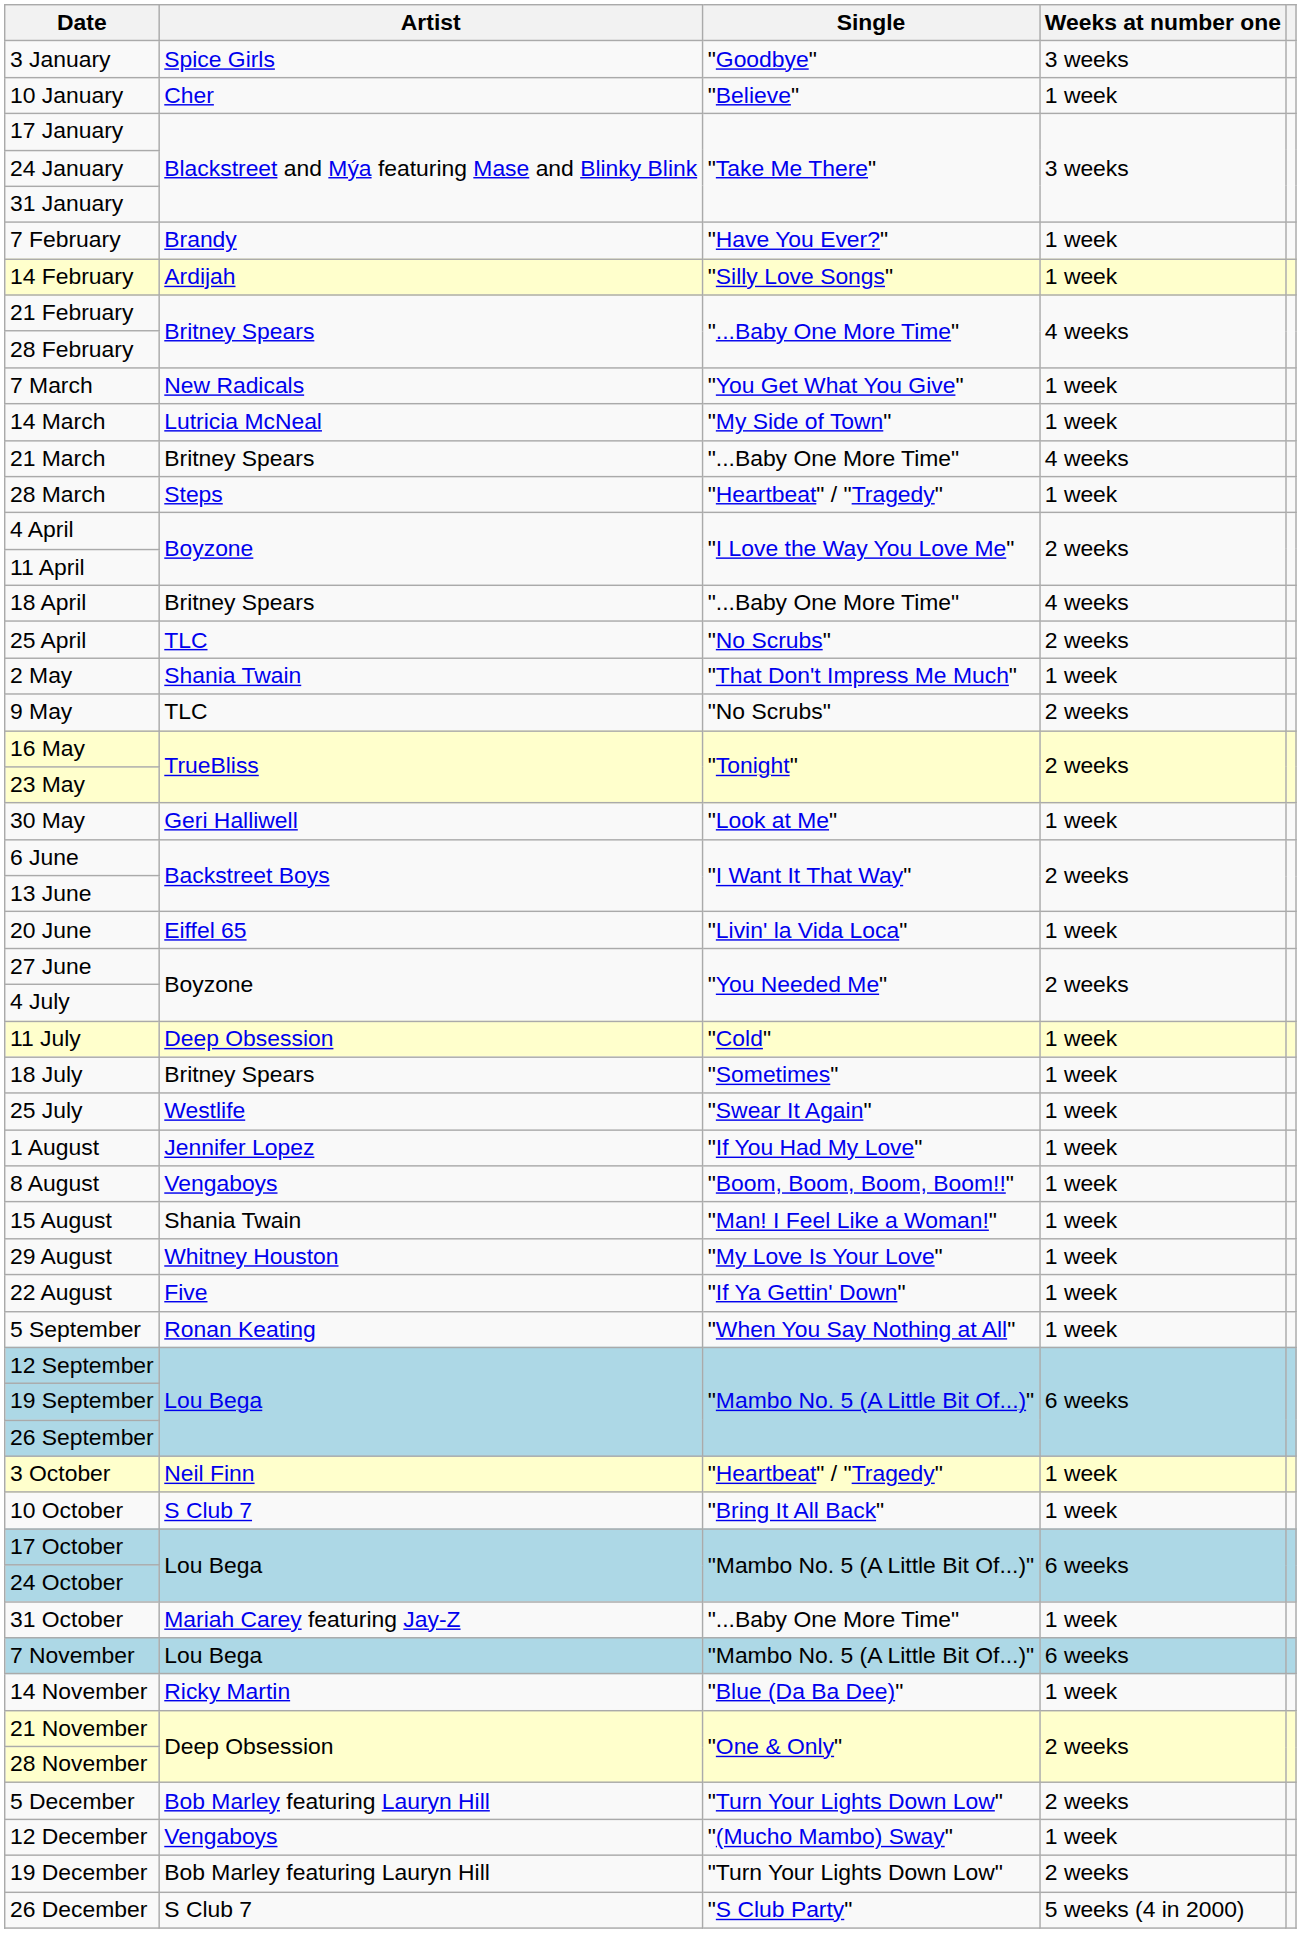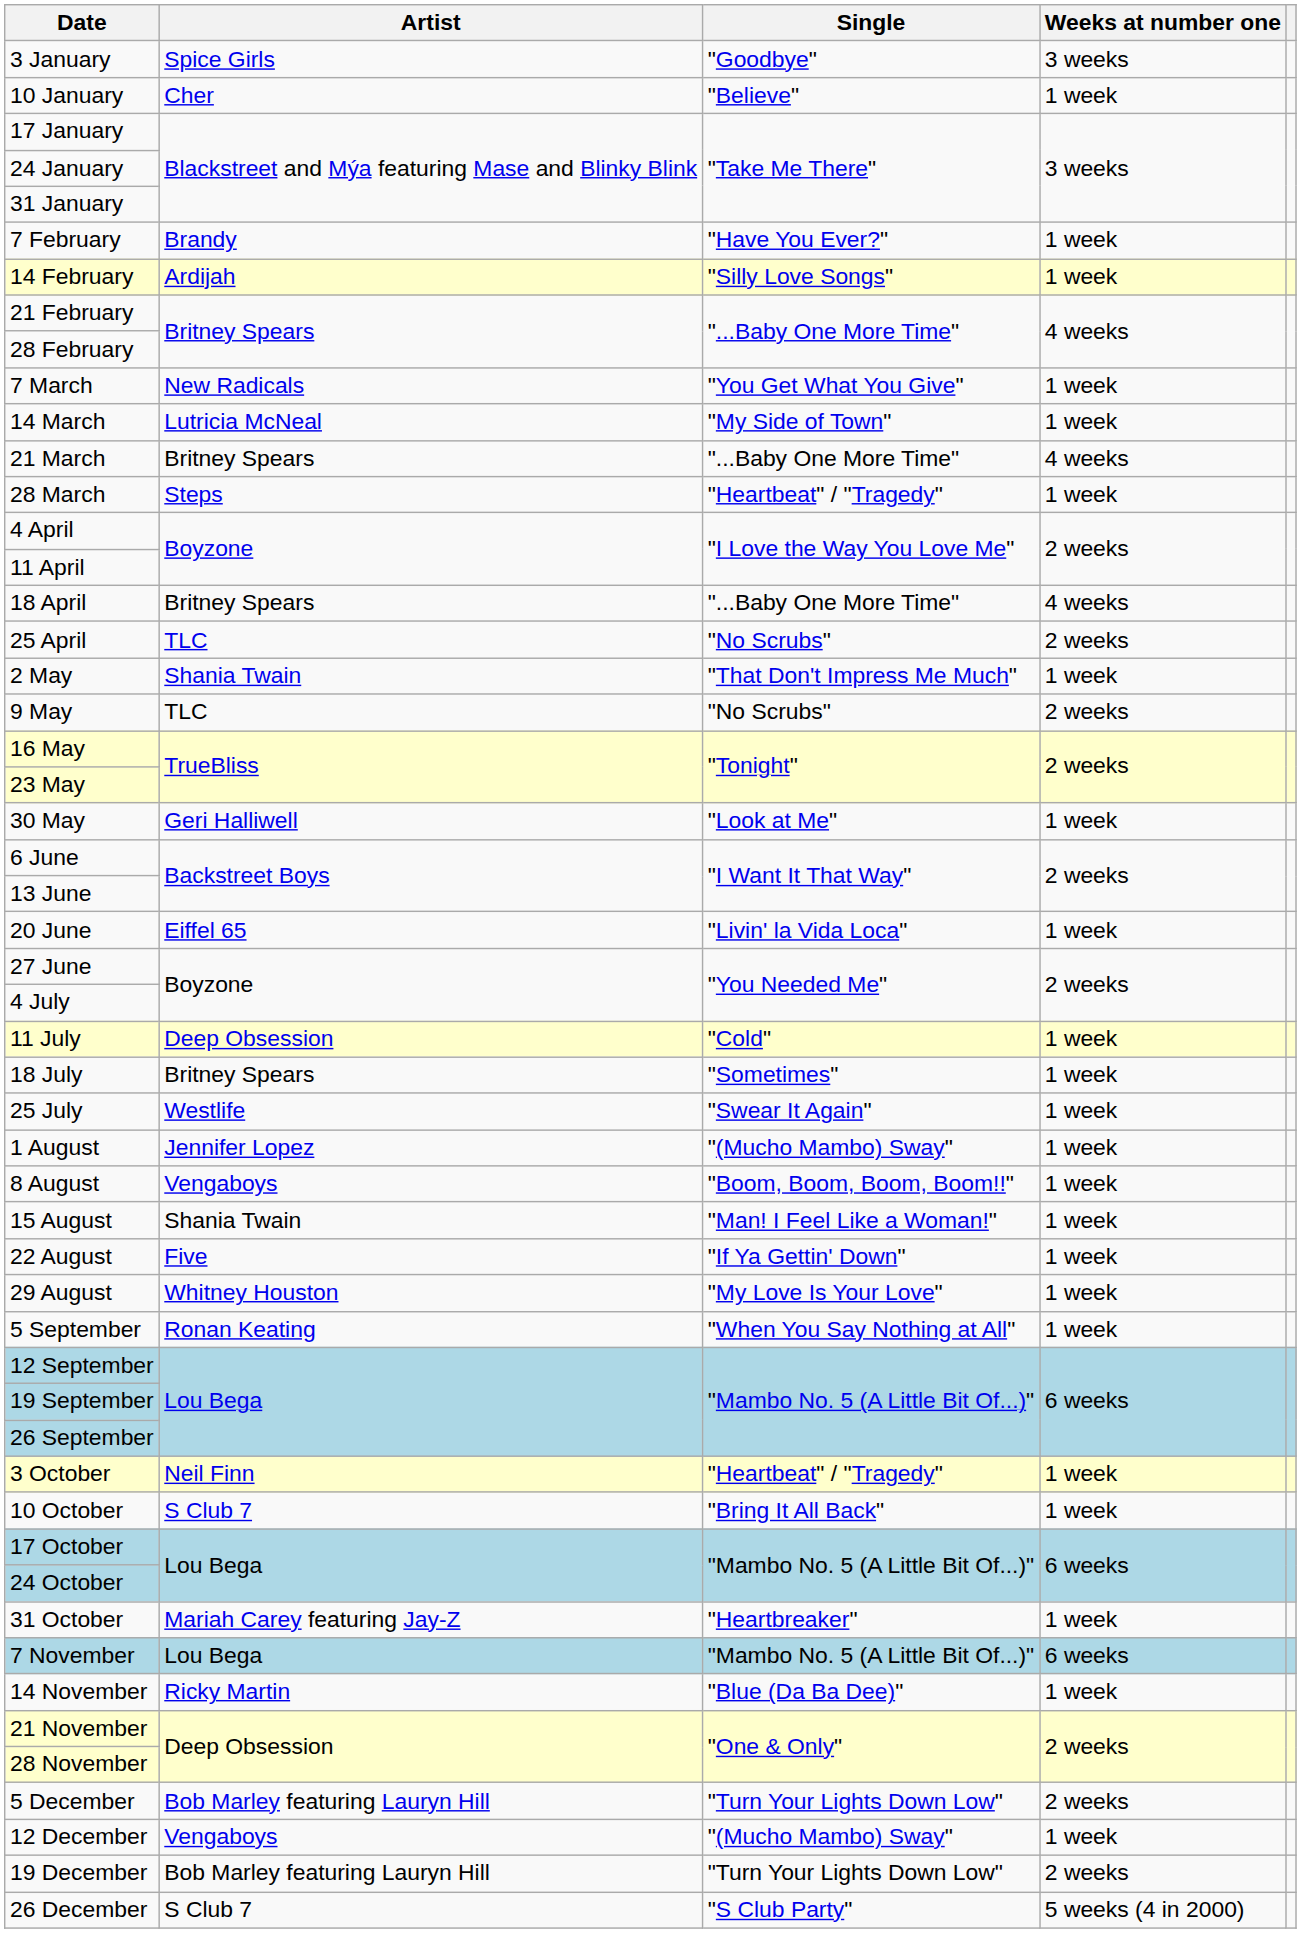(815, 1147) "If You Had My Love" -> (830, 1147) "(Mucho Mambo) Sway"
rows swapped: (61, 1292) <-> (61, 1256)
(833, 1619) "...Baby One More Time" -> (783, 1619) "Heartbreaker"
